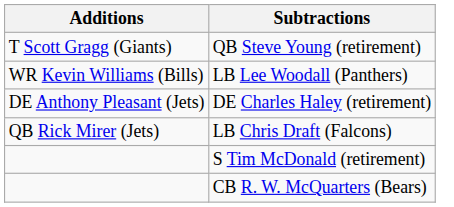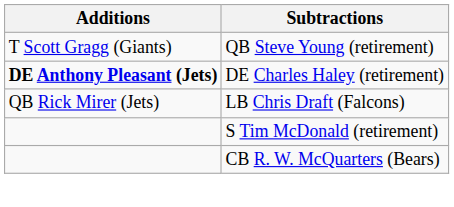- row: (310, 74)
(107, 103) normal -> (113, 74) bold
